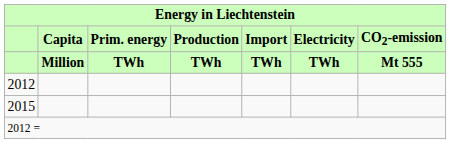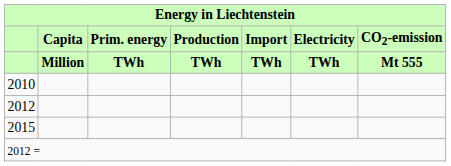+ row: (21, 84)
